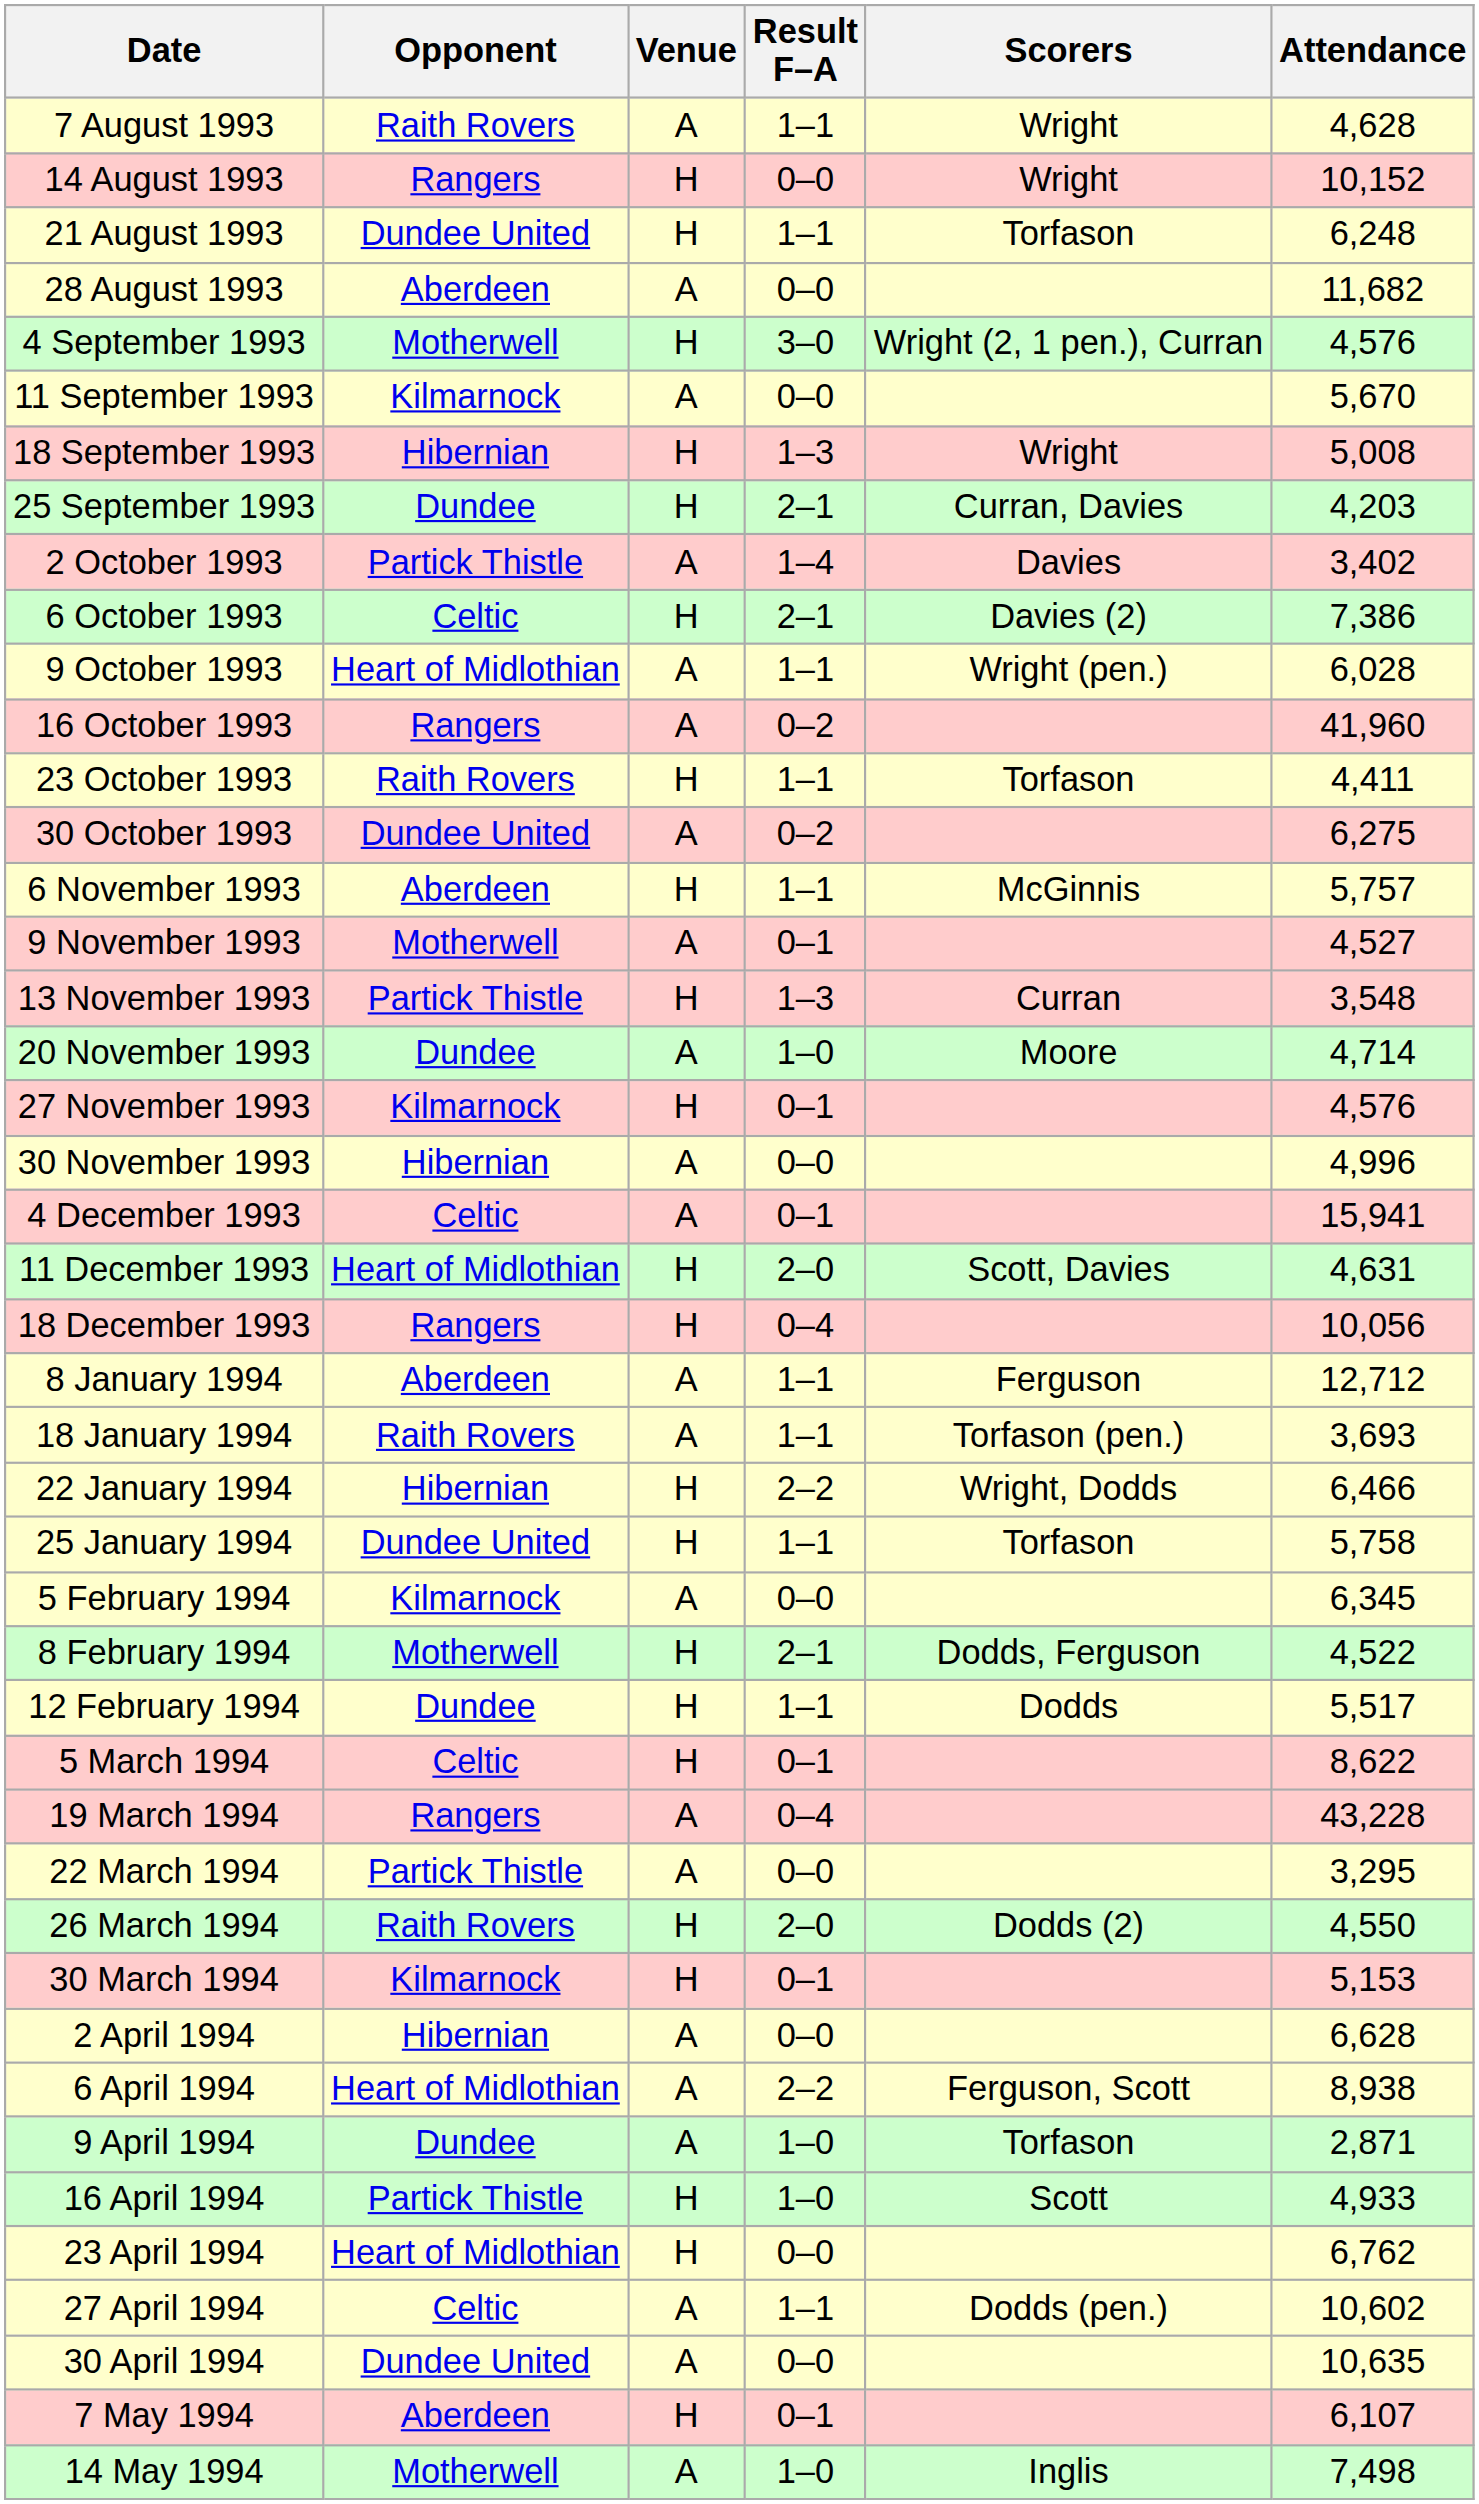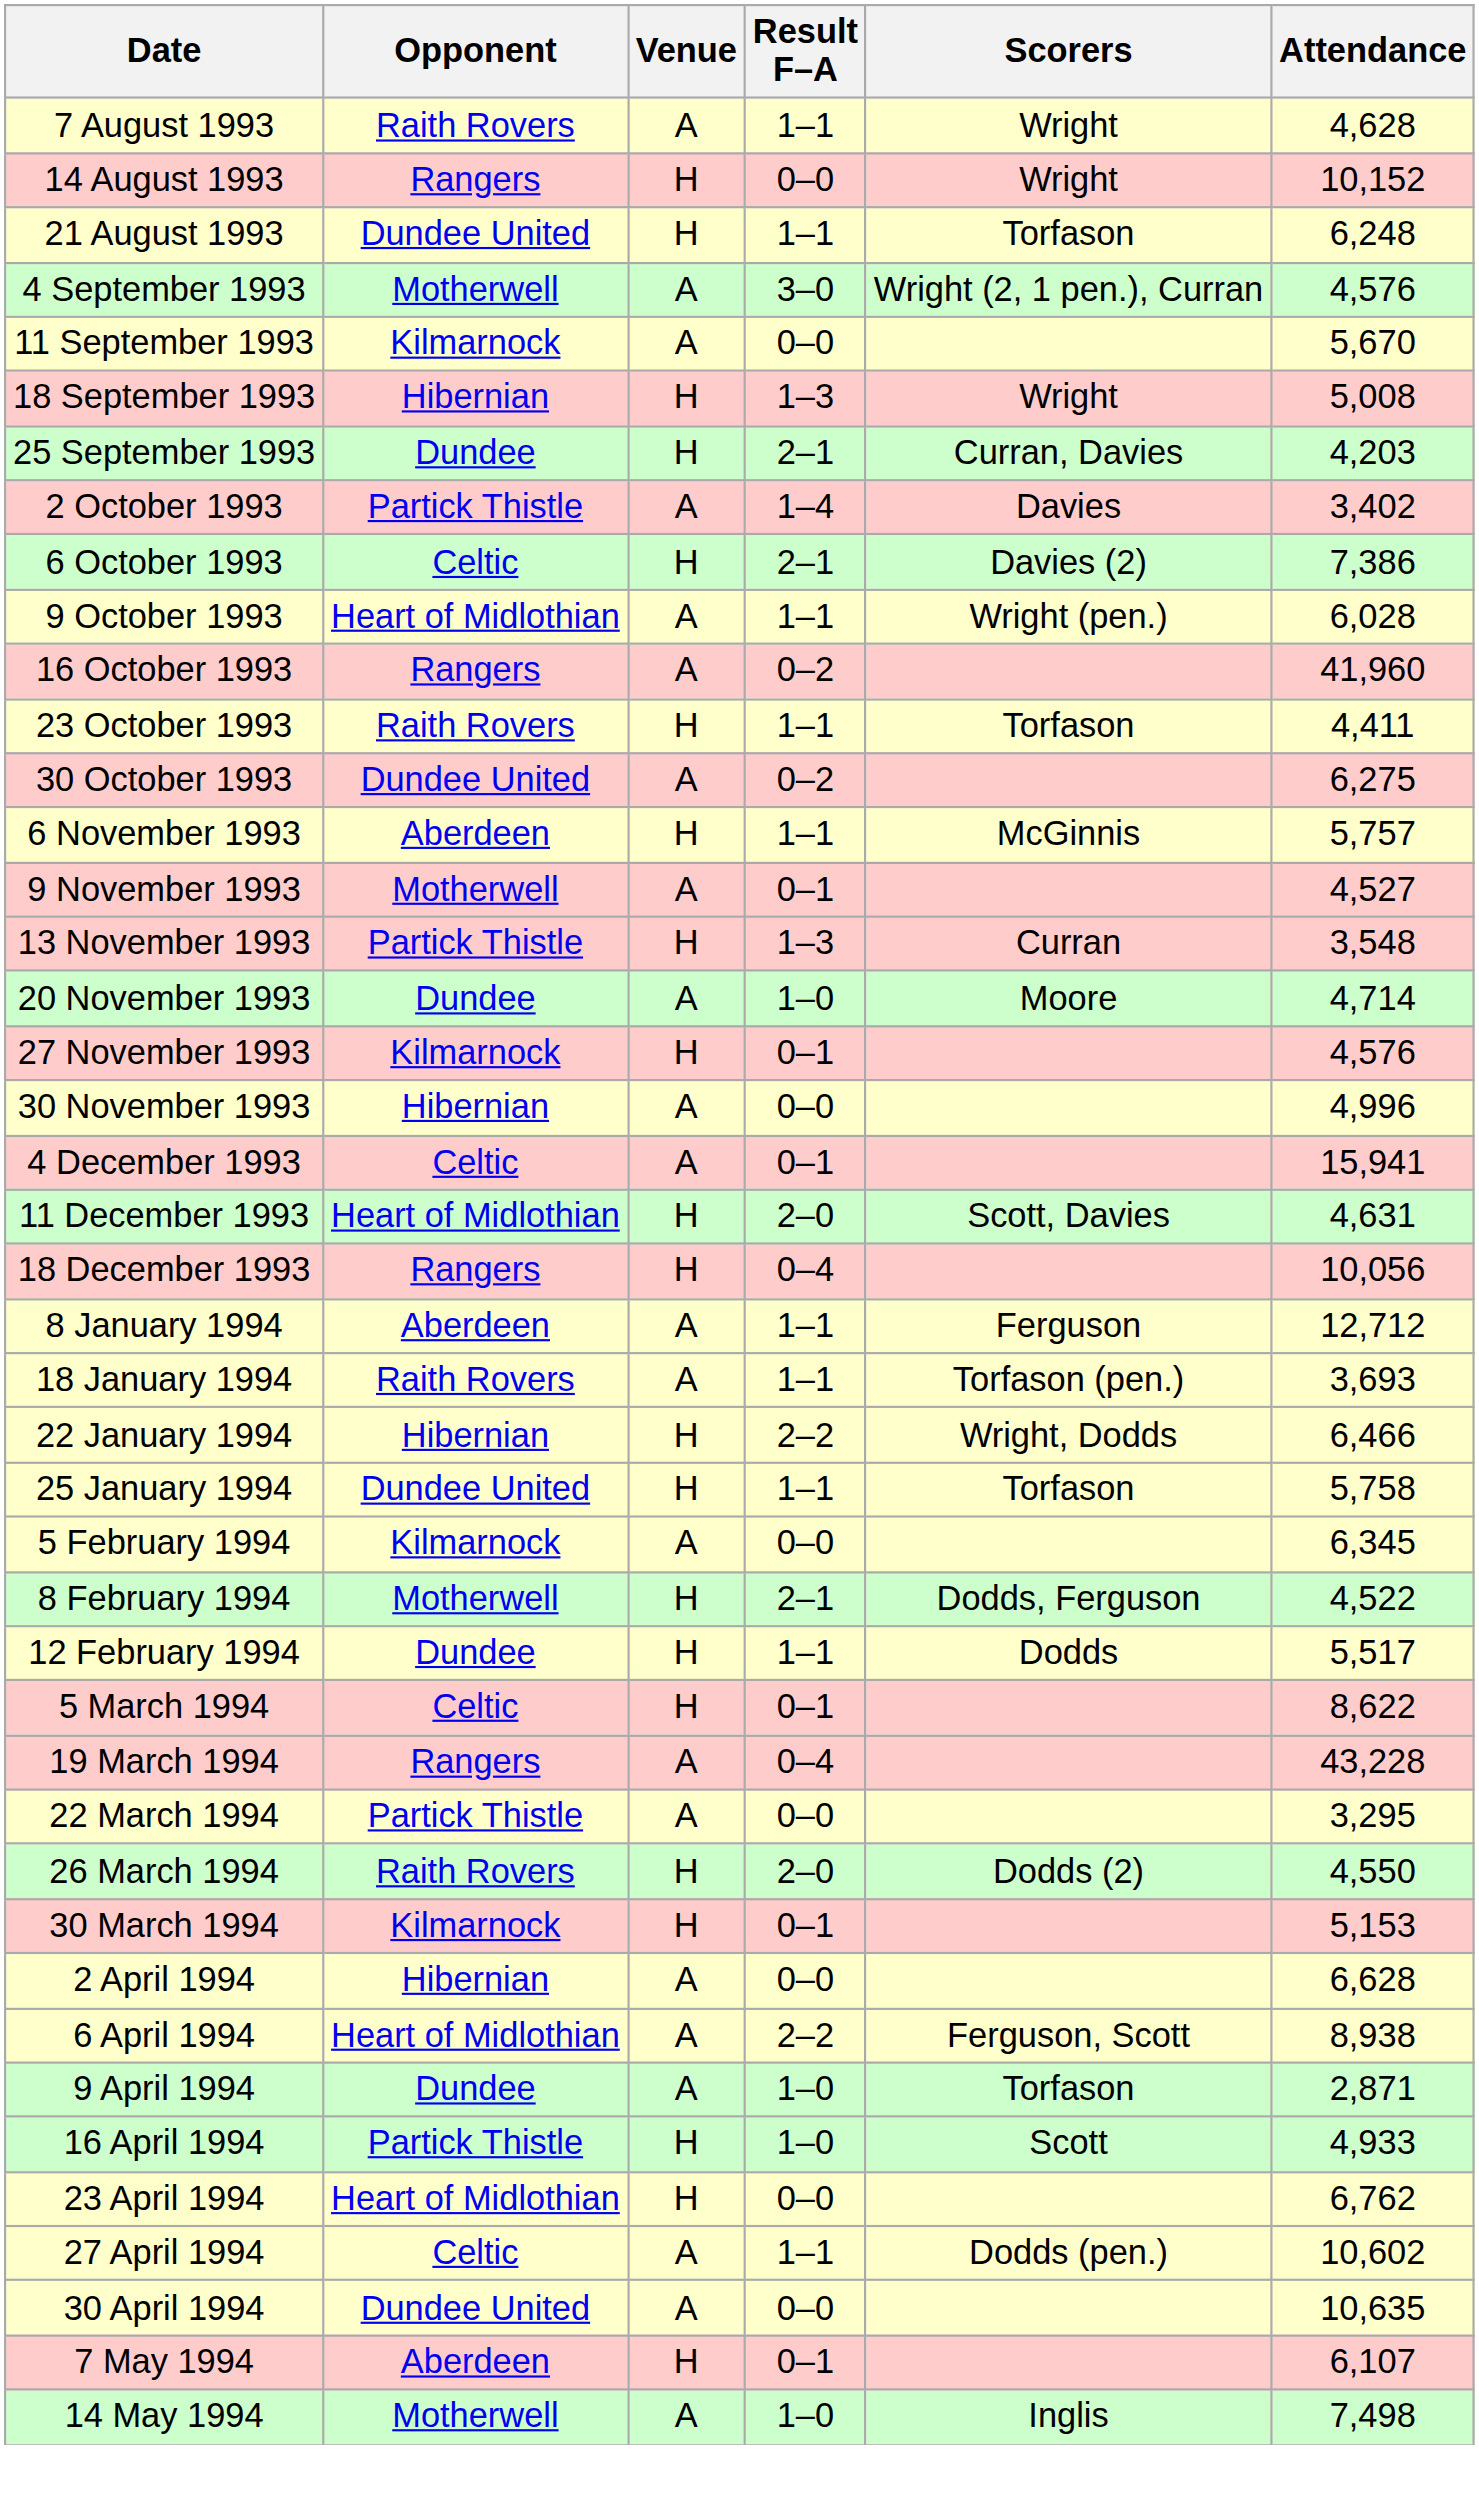- row: (164, 288)
(686, 343) H -> (686, 288) A
